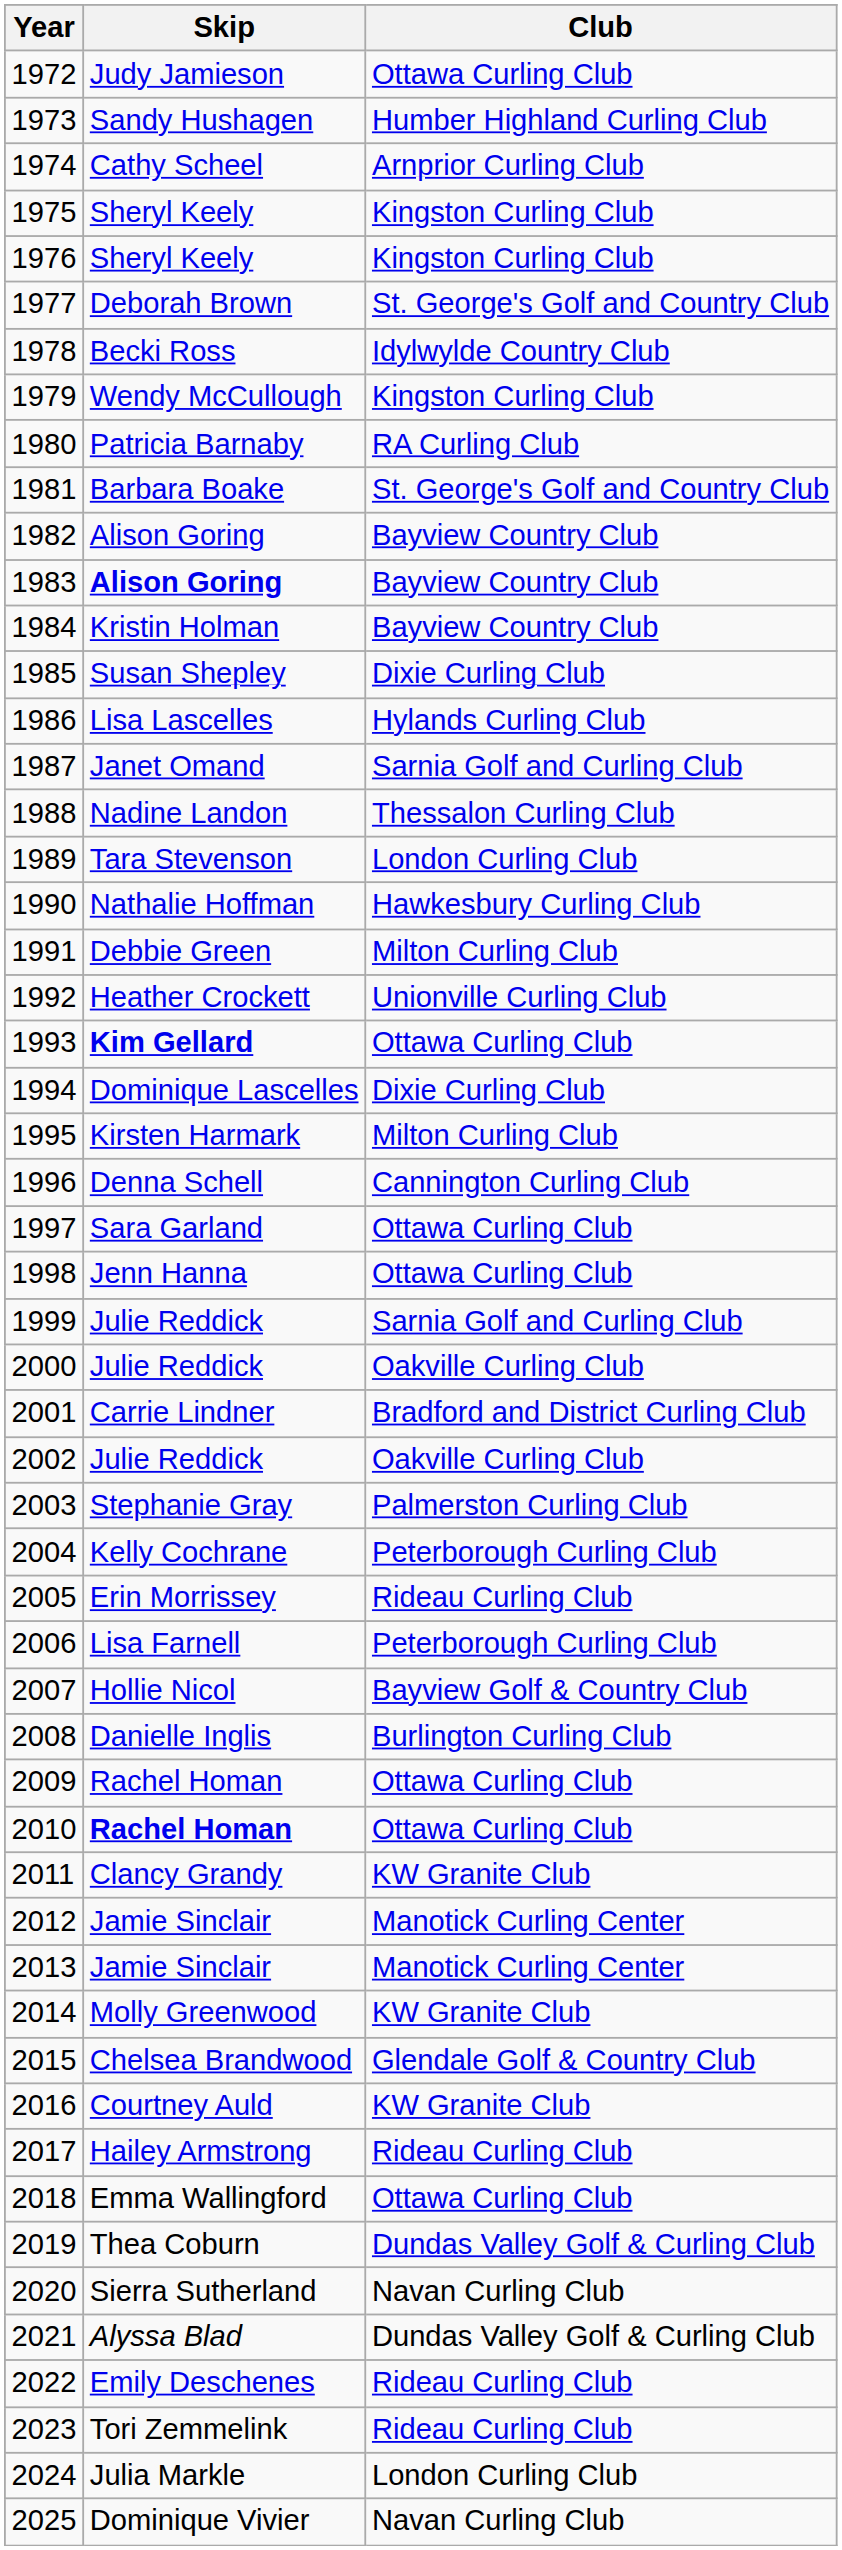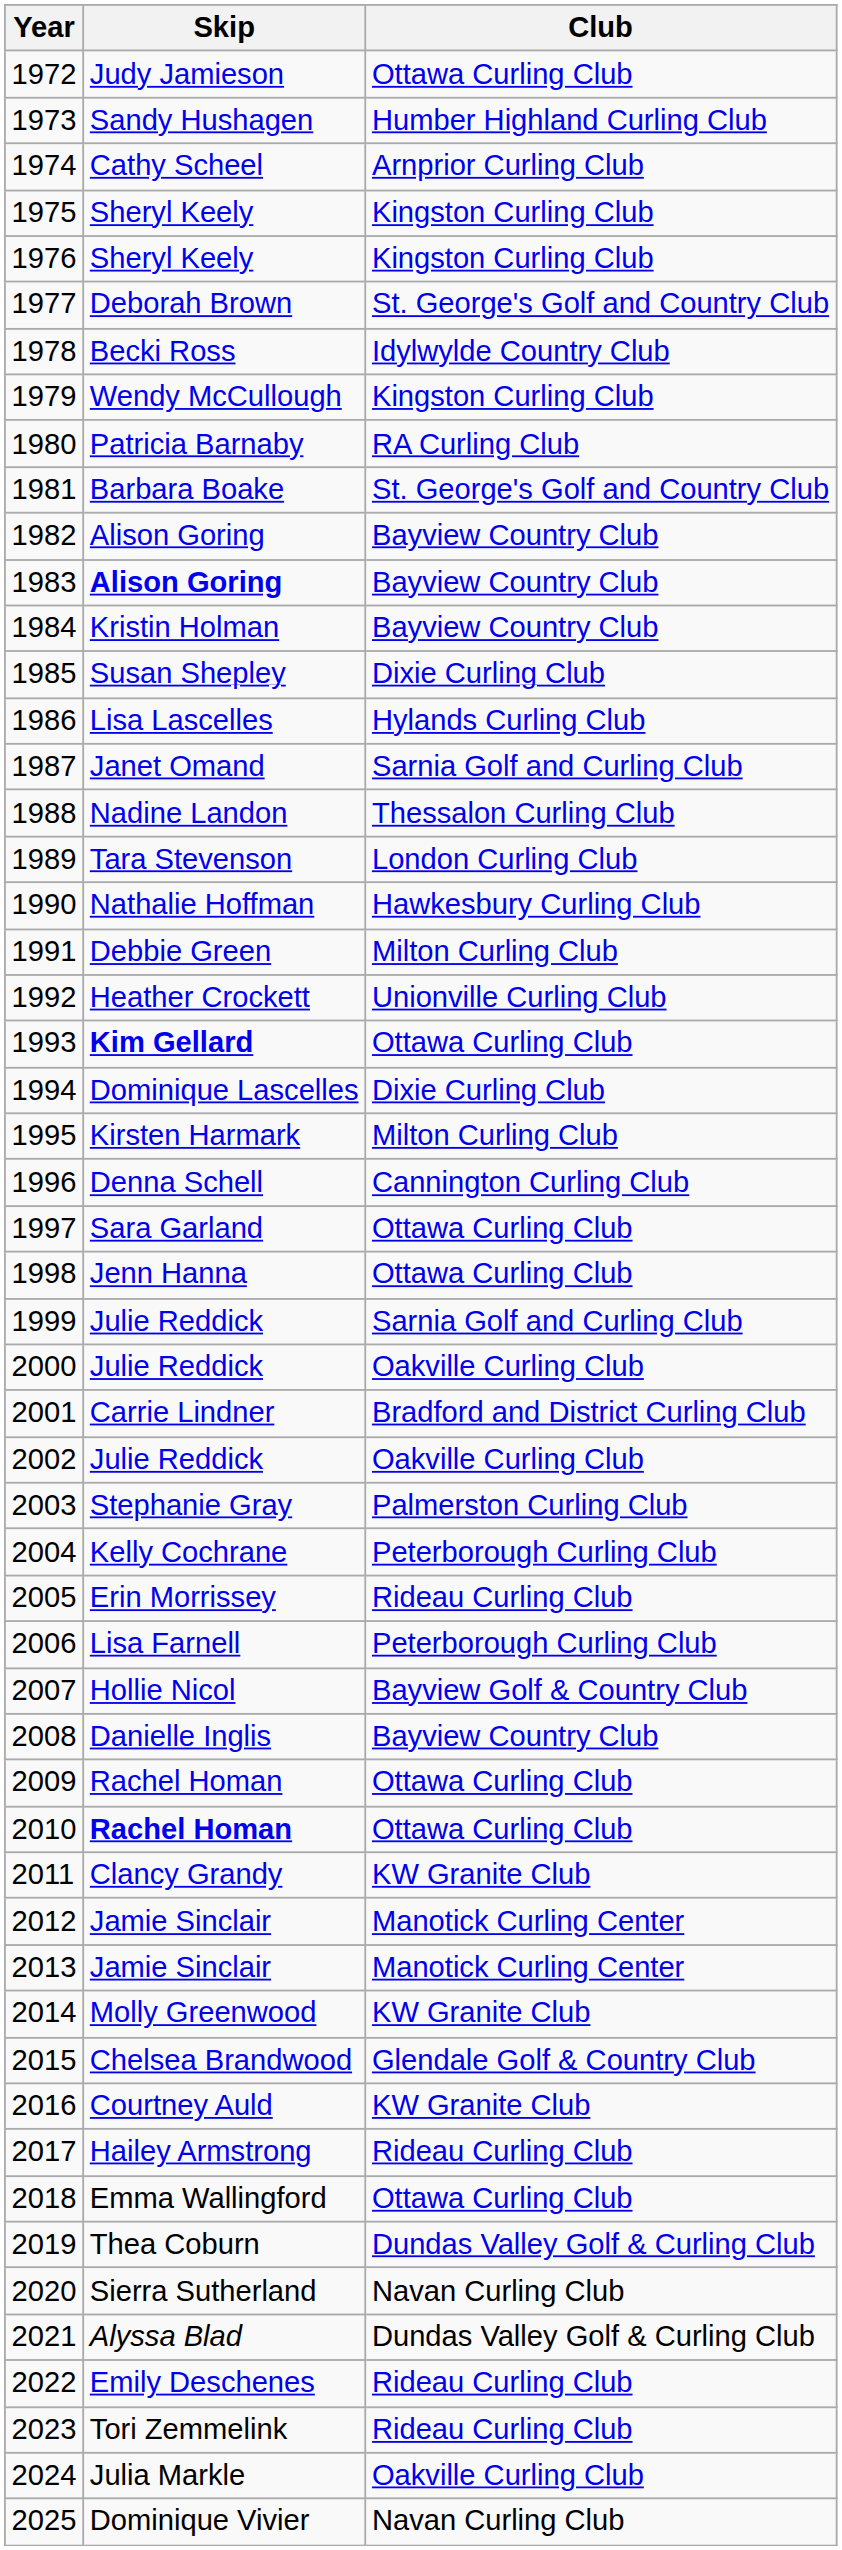(522, 1736) Burlington Curling Club -> (515, 1736) Bayview Country Club
(505, 2475) London Curling Club -> (508, 2475) Oakville Curling Club
